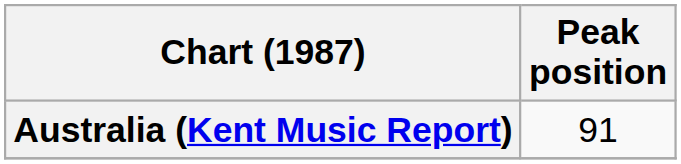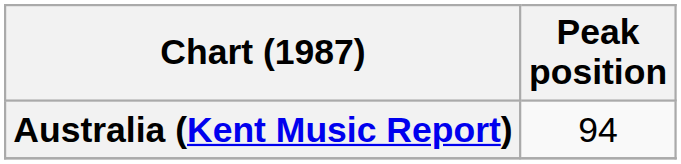(598, 128) 91 -> (598, 128) 94
